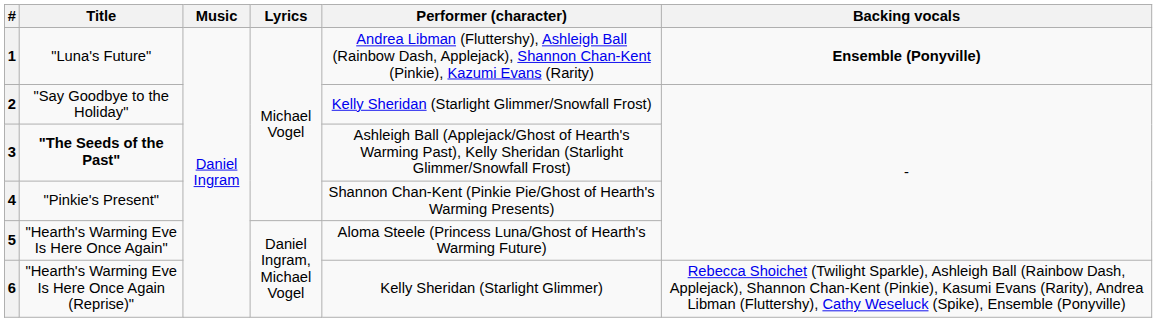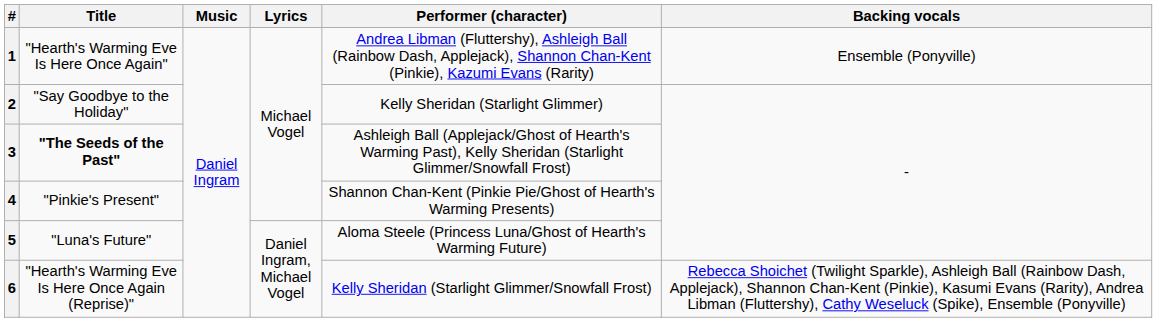(101, 56) "Luna's Future" -> (101, 56) "Hearth's Warming Eve Is Here Once Again"
(907, 56) bold -> (907, 56) normal
(492, 104) Kelly Sheridan (Starlight Glimmer/Snowfall Frost) -> (492, 104) Kelly Sheridan (Starlight Glimmer)
(101, 240) "Hearth's Warming Eve Is Here Once Again" -> (101, 240) "Luna's Future"
(492, 288) Kelly Sheridan (Starlight Glimmer) -> (492, 288) Kelly Sheridan (Starlight Glimmer/Snowfall Frost)
